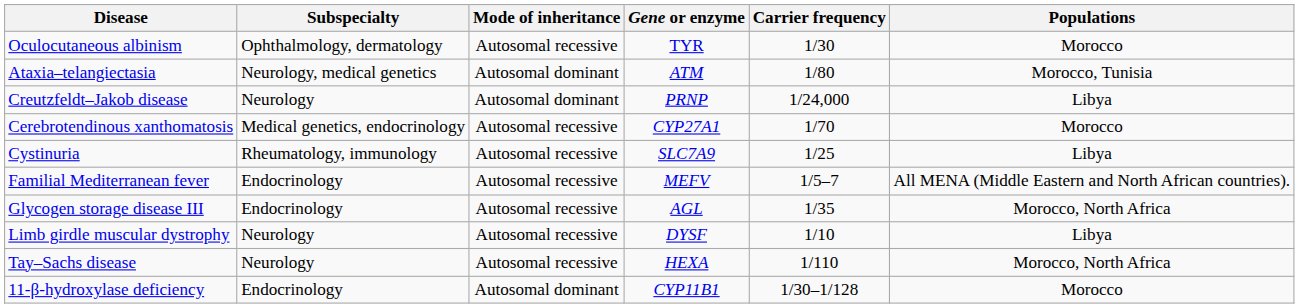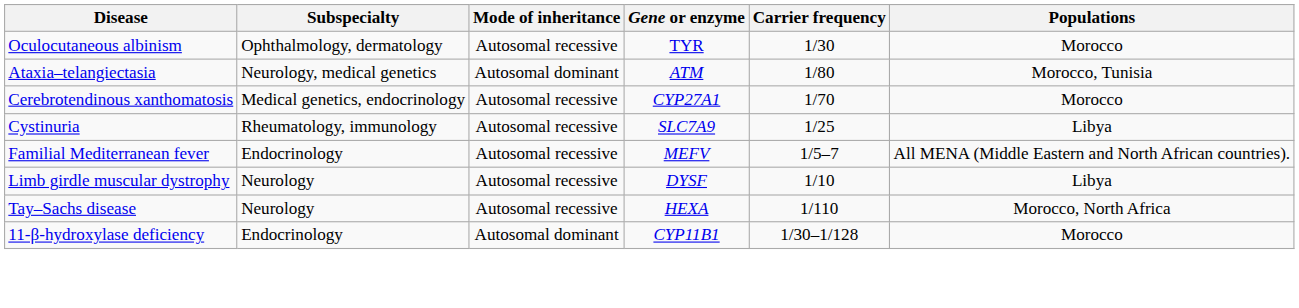- row: (98, 99)
- row: (106, 208)
